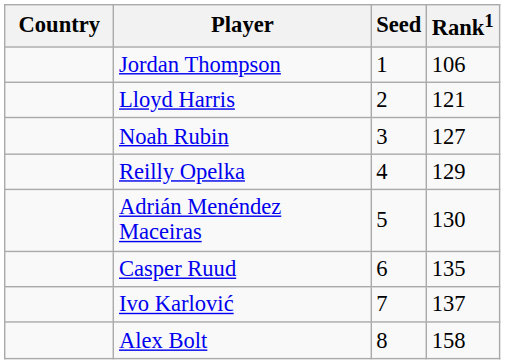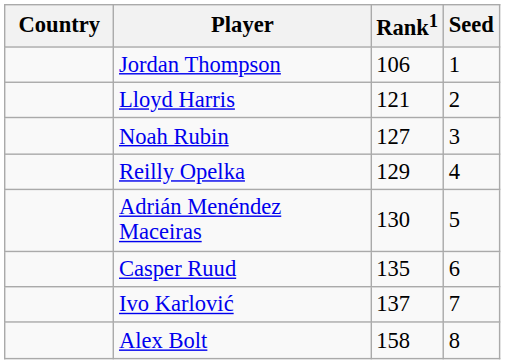columns swapped: (463, 25) <-> (399, 25)
